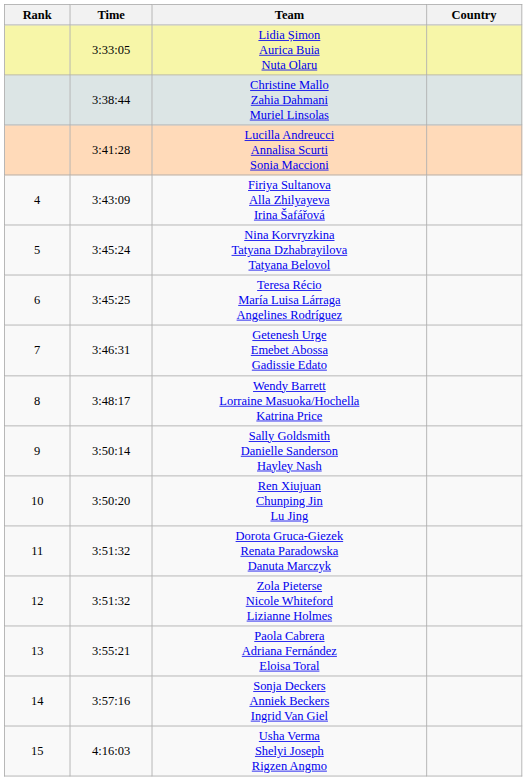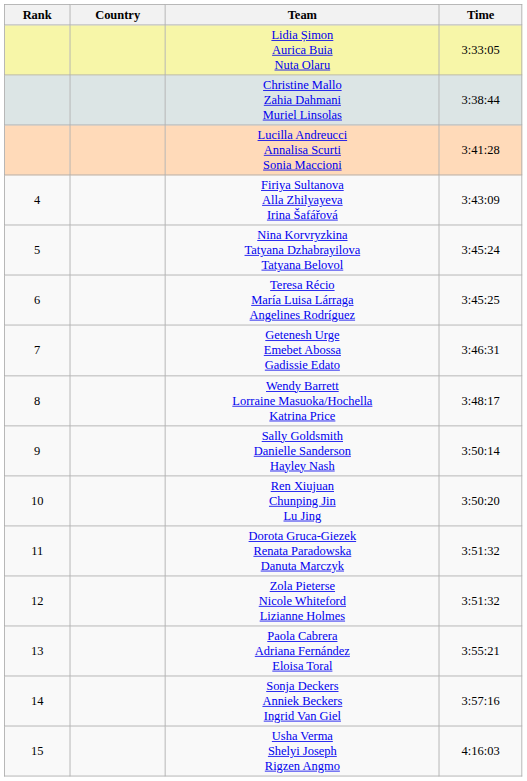columns swapped: (474, 14) <-> (111, 14)
